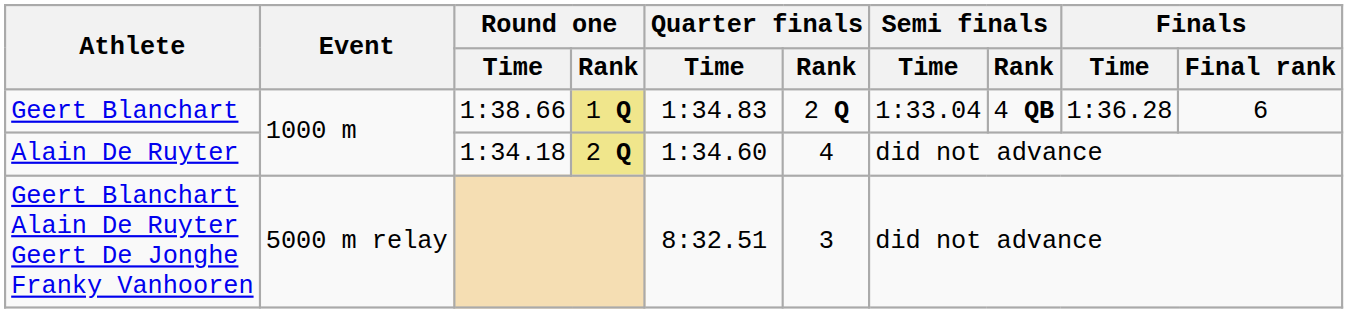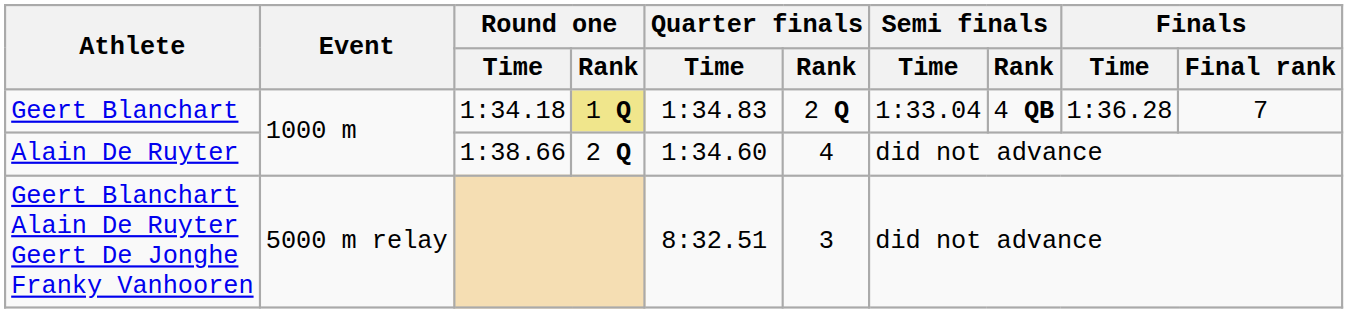(513, 111) 1:38.66 -> (513, 111) 1:34.18
(1260, 111) 6 -> (1260, 111) 7
(513, 153) 1:34.18 -> (513, 153) 1:38.66
(608, 153) khaki background -> (608, 153) no background
